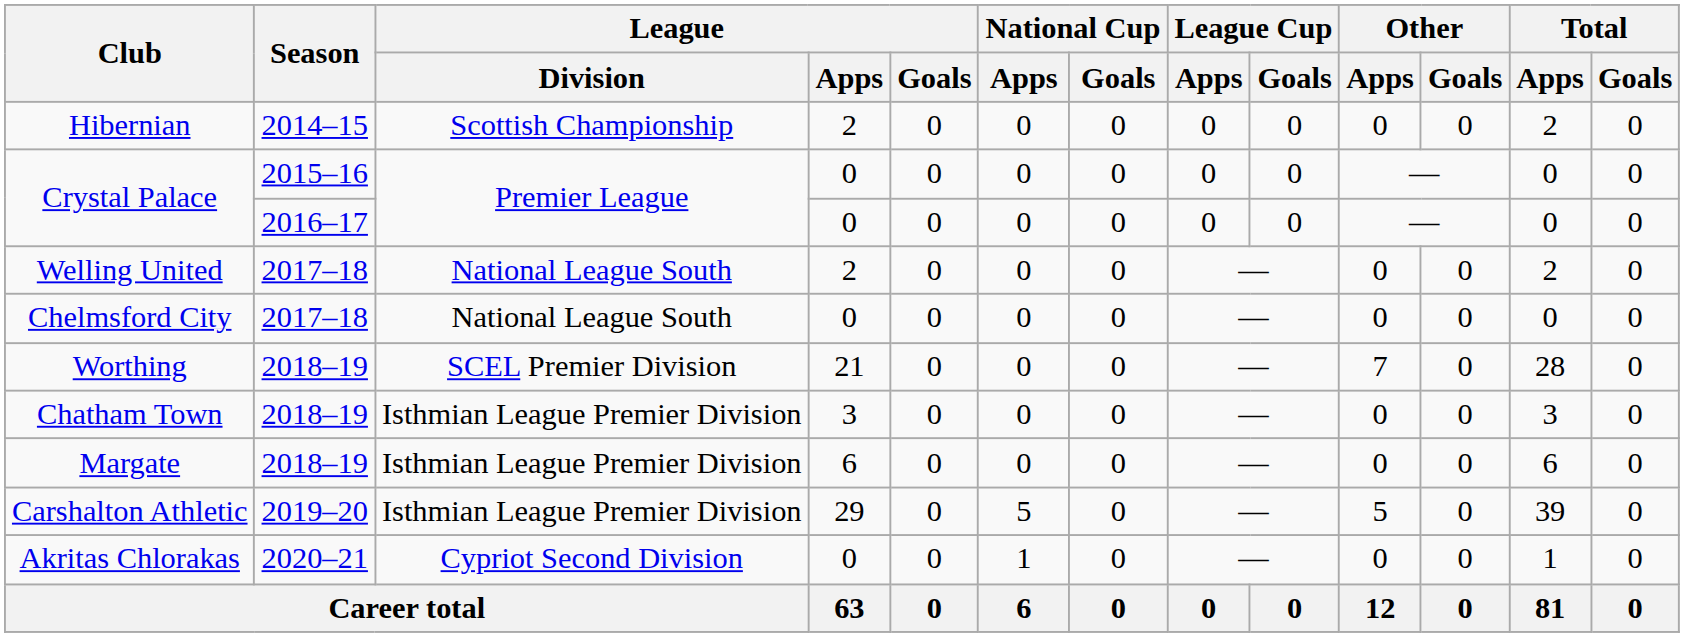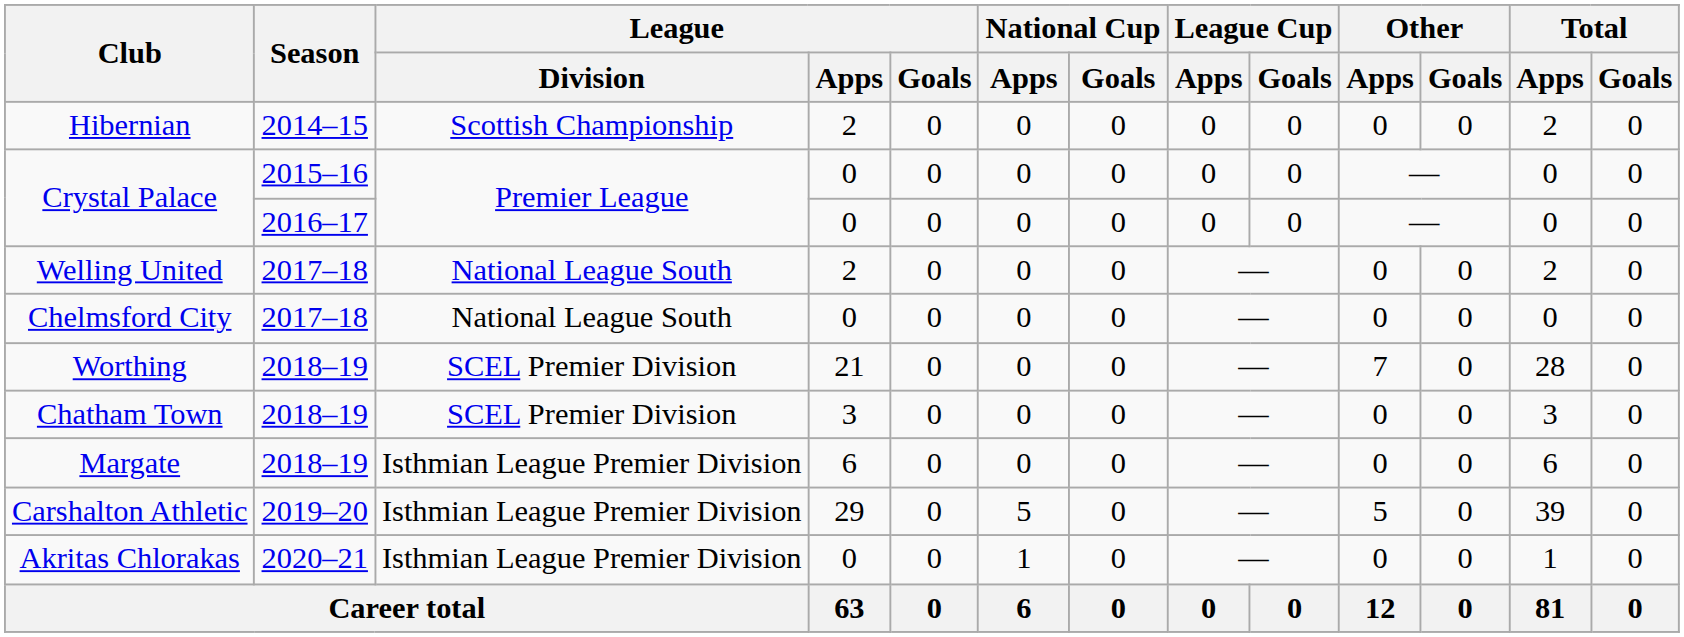(592, 414) Isthmian League Premier Division -> (592, 414) SCEL Premier Division
(592, 558) Cypriot Second Division -> (592, 558) Isthmian League Premier Division
